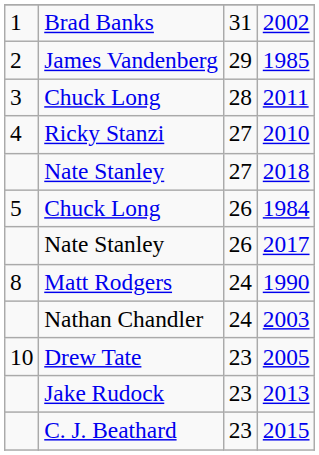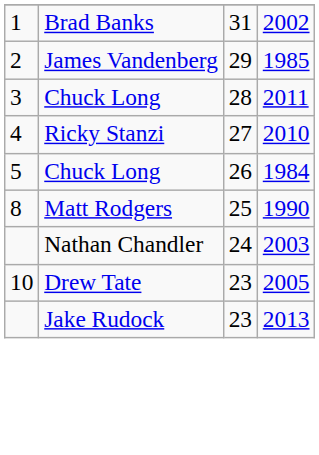- row: (286, 171)
- row: (286, 245)
(240, 282) 24 -> (240, 208) 25
- row: (286, 430)
